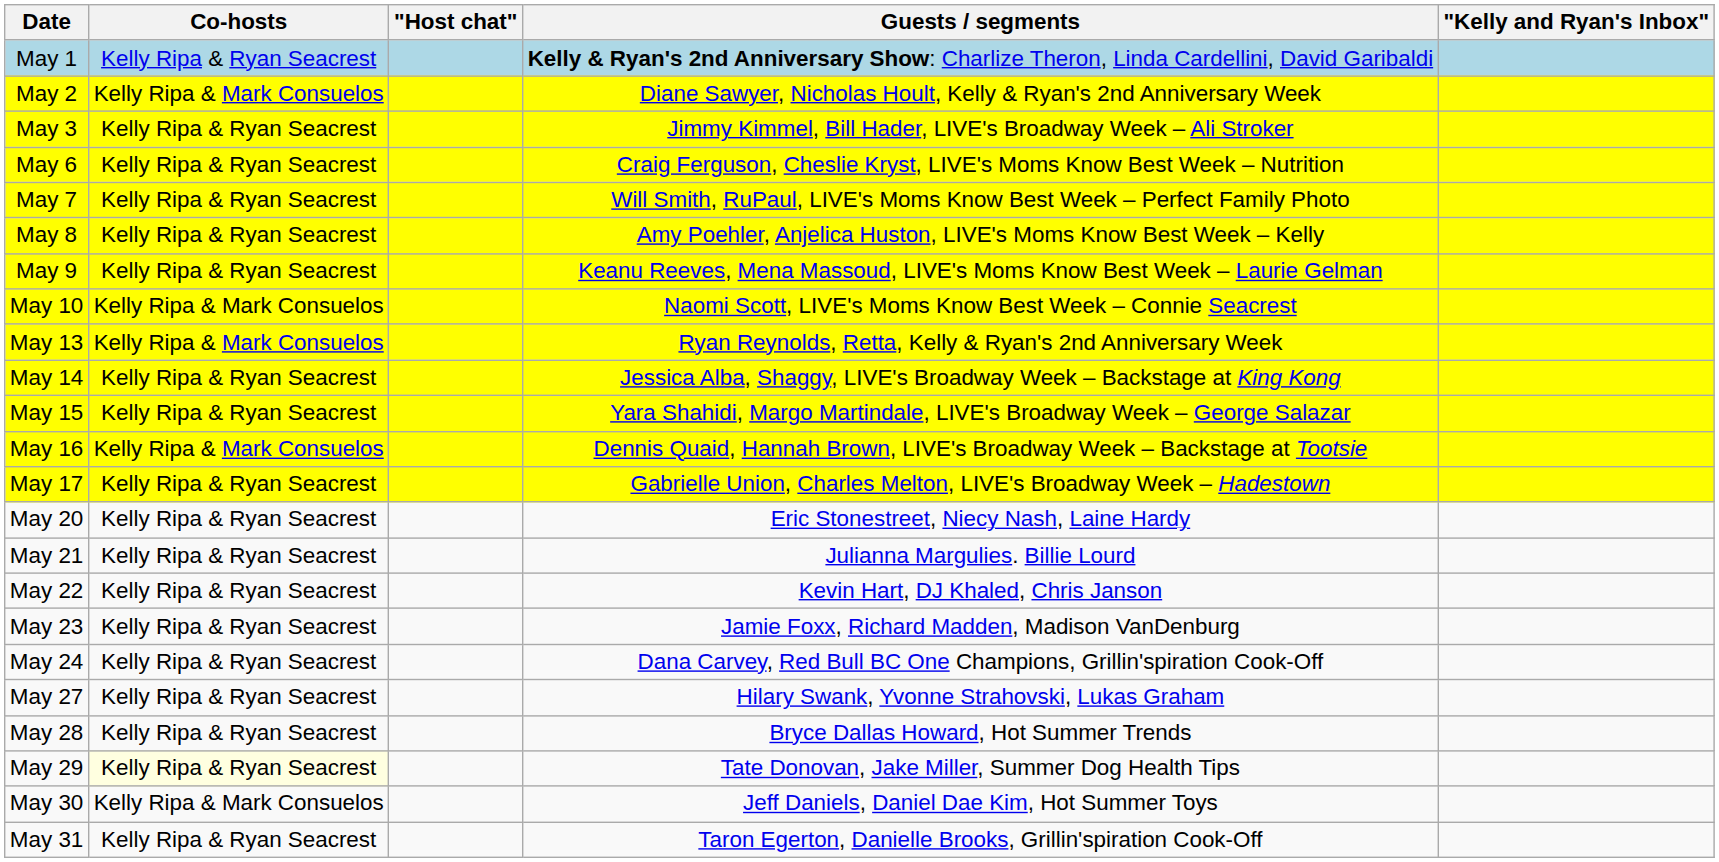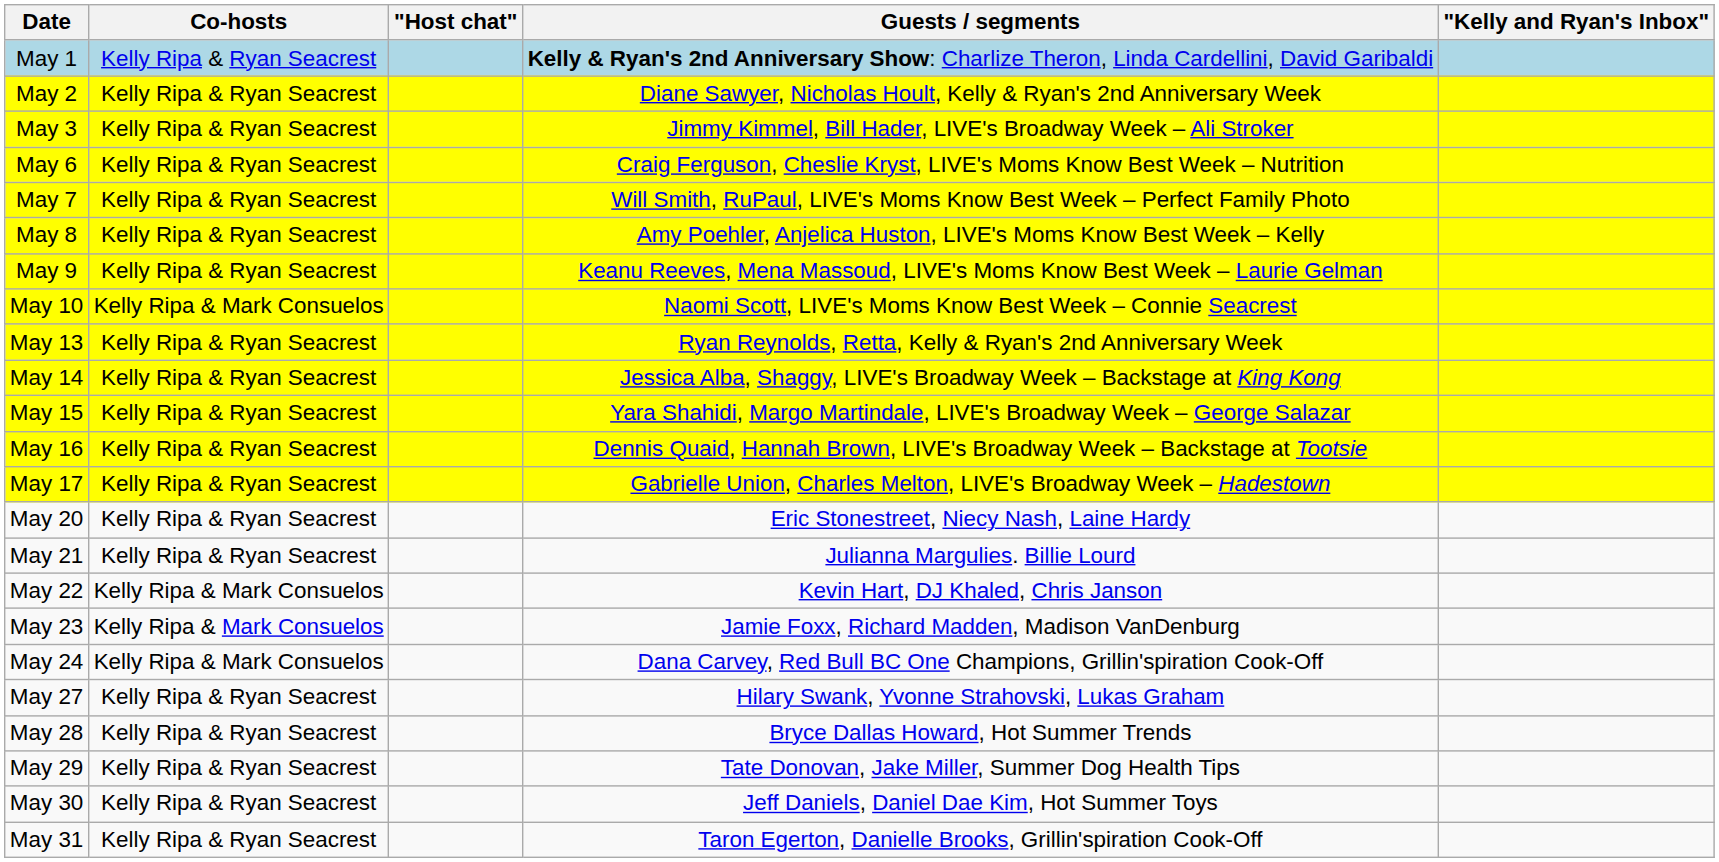(239, 93) Kelly Ripa & Mark Consuelos -> (239, 93) Kelly Ripa & Ryan Seacrest
(239, 341) Kelly Ripa & Mark Consuelos -> (239, 341) Kelly Ripa & Ryan Seacrest
(239, 448) Kelly Ripa & Mark Consuelos -> (239, 448) Kelly Ripa & Ryan Seacrest
(239, 590) Kelly Ripa & Ryan Seacrest -> (239, 590) Kelly Ripa & Mark Consuelos
(239, 626) Kelly Ripa & Ryan Seacrest -> (239, 626) Kelly Ripa & Mark Consuelos
(239, 661) Kelly Ripa & Ryan Seacrest -> (239, 661) Kelly Ripa & Mark Consuelos
(239, 768) lightyellow background -> (239, 768) no background
(239, 803) Kelly Ripa & Mark Consuelos -> (239, 803) Kelly Ripa & Ryan Seacrest
